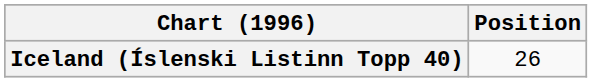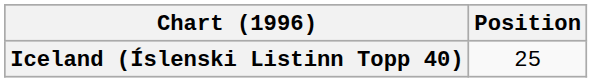(528, 59) 26 -> (528, 59) 25
